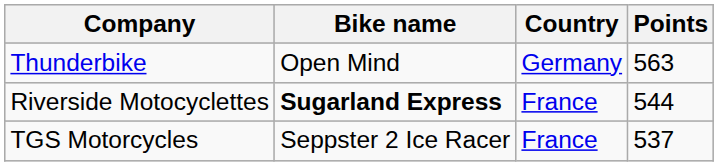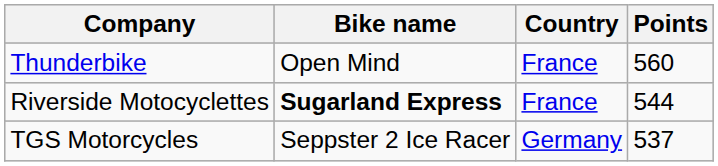(572, 62) Germany -> (560, 62) France
(654, 62) 563 -> (654, 62) 560
(560, 140) France -> (572, 140) Germany
